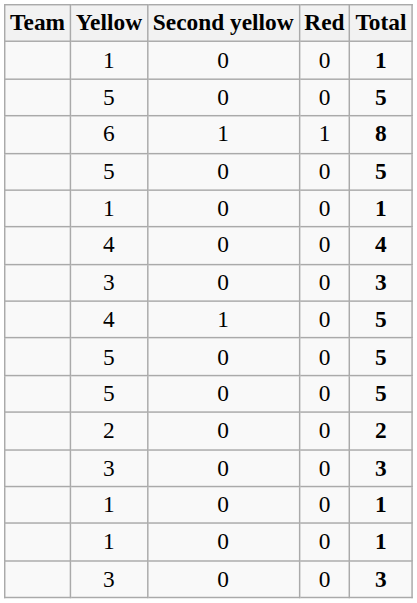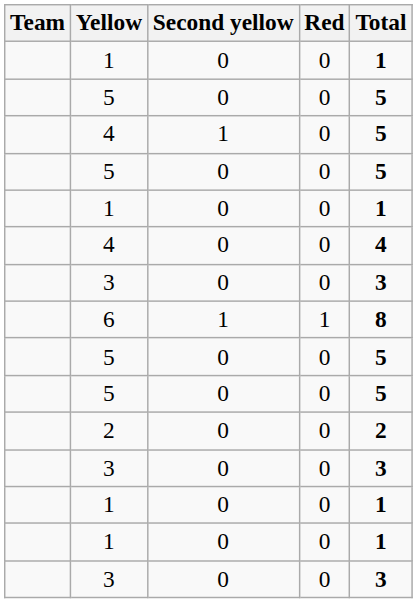rows swapped: (109, 134) <-> (109, 319)
